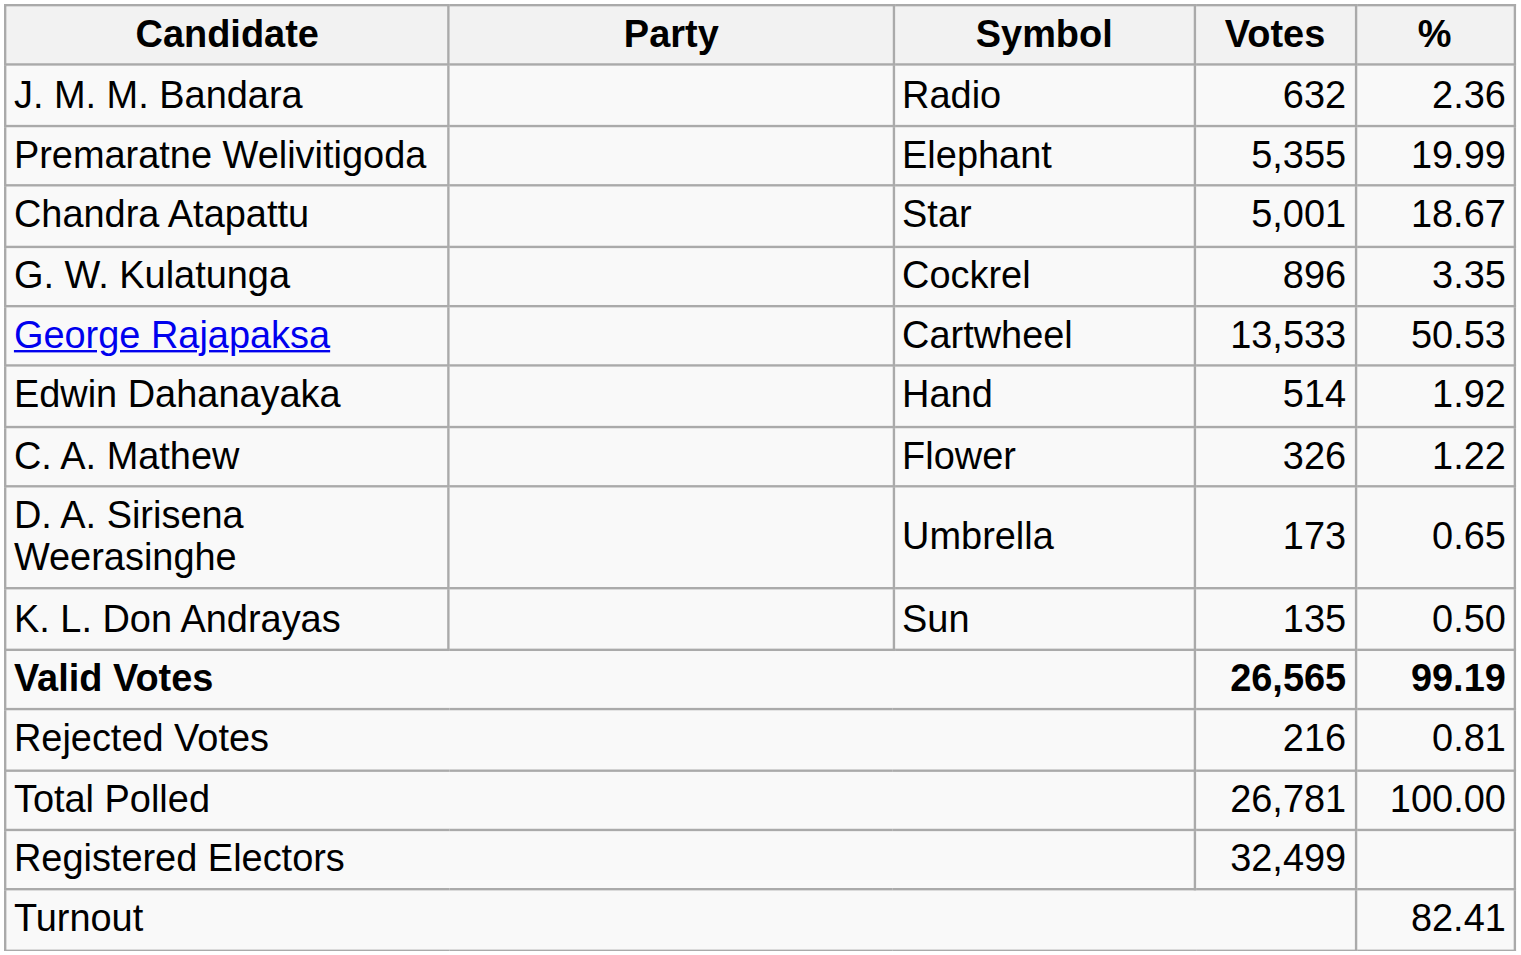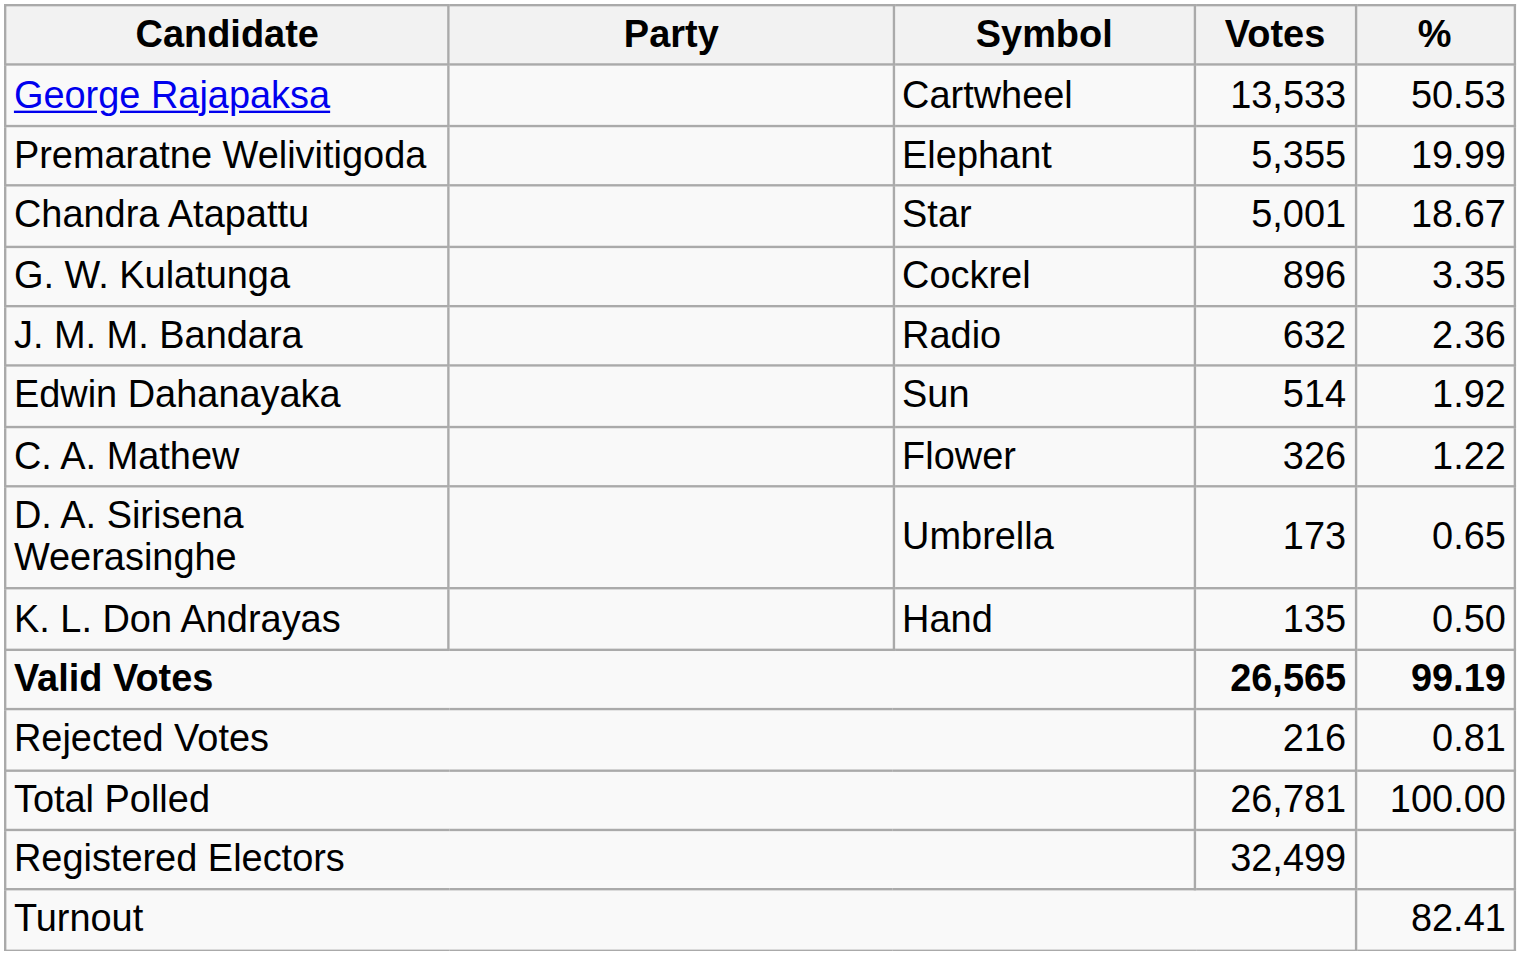rows swapped: (172, 335) <-> (158, 94)
(947, 395) Hand -> (936, 395) Sun
(936, 618) Sun -> (947, 618) Hand
